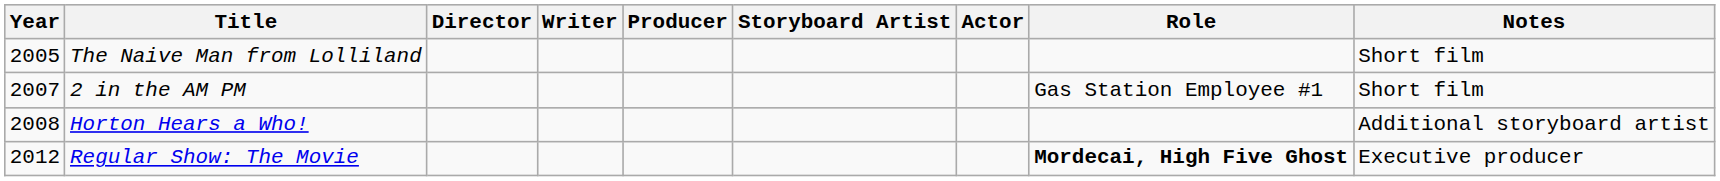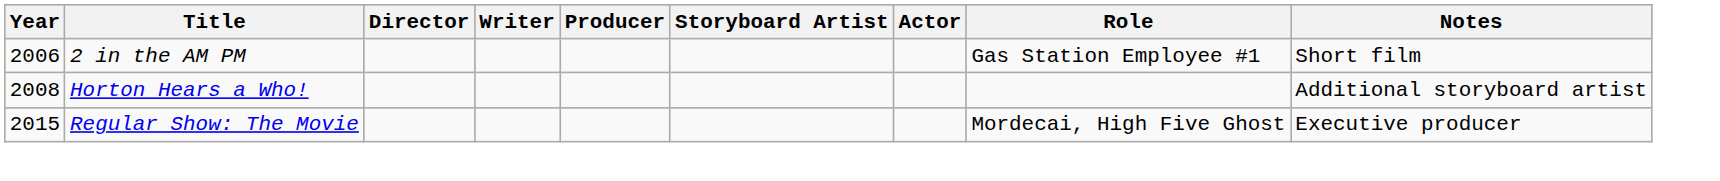- row: (246, 56)
(35, 90) 2007 -> (35, 56) 2006
(35, 158) 2012 -> (35, 124) 2015
(1191, 158) bold -> (1128, 124) normal
